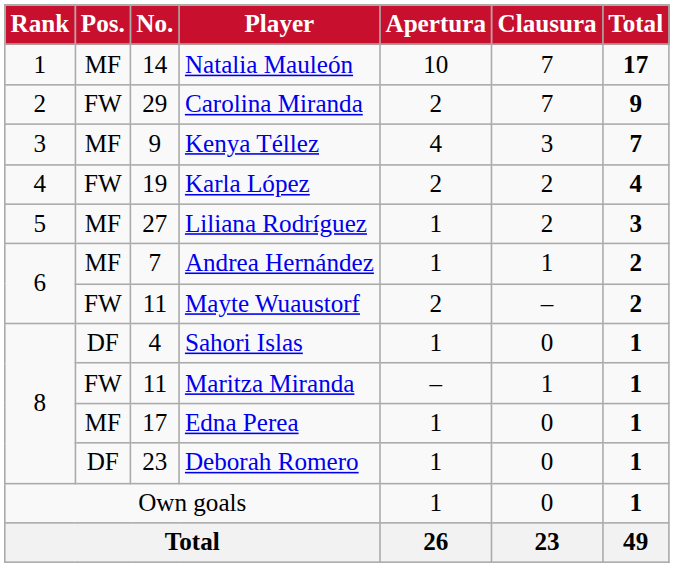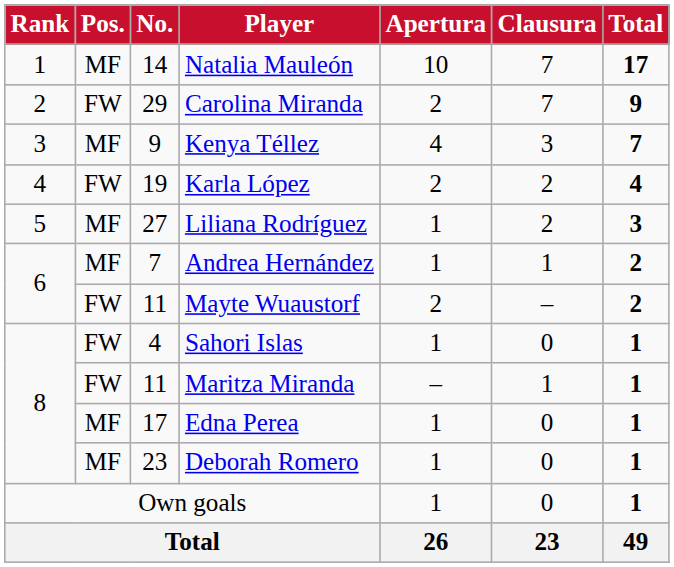(103, 343) DF -> (103, 343) FW
(103, 462) DF -> (103, 462) MF
